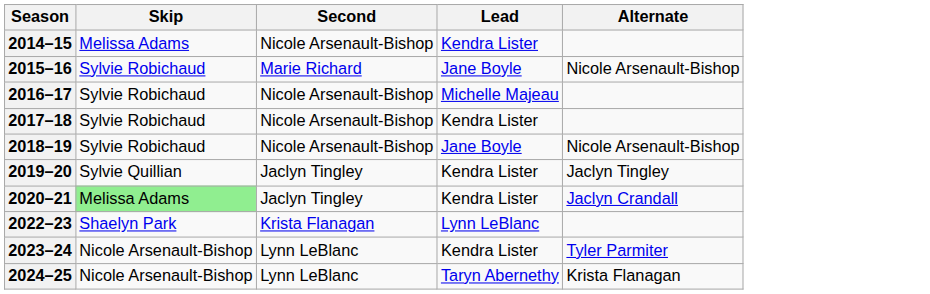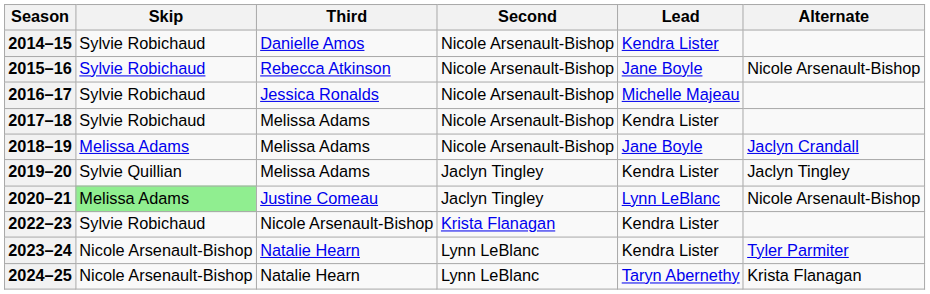+ column: (347, 17)
(134, 43) Melissa Adams -> (142, 43) Sylvie Robichaud
(311, 69) Marie Richard -> (528, 69) Nicole Arsenault-Bishop
(142, 146) Sylvie Robichaud -> (134, 146) Melissa Adams
(653, 146) Nicole Arsenault-Bishop -> (803, 146) Jaclyn Crandall
(489, 198) Kendra Lister -> (671, 198) Lynn LeBlanc
(622, 198) Jaclyn Crandall -> (834, 198) Nicole Arsenault-Bishop
(128, 224) Shaelyn Park -> (142, 224) Sylvie Robichaud
(490, 224) Lynn LeBlanc -> (670, 224) Kendra Lister
